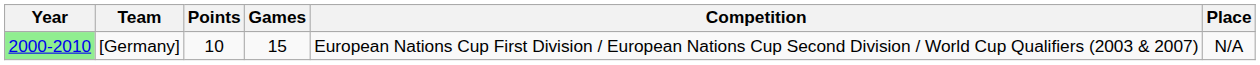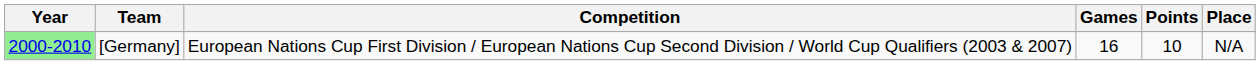columns swapped: (756, 18) <-> (214, 18)
(277, 45) 15 -> (1109, 45) 16
